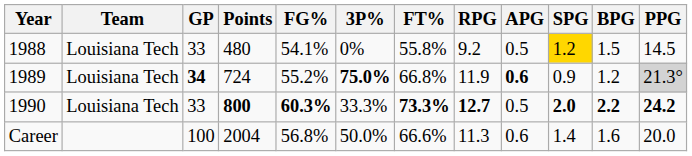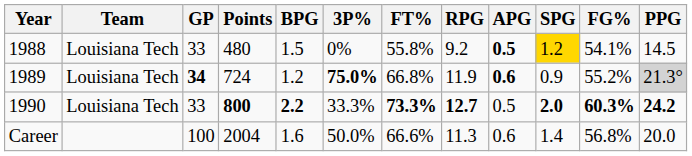columns swapped: (306, 19) <-> (616, 19)
(517, 48) normal -> (504, 48) bold
